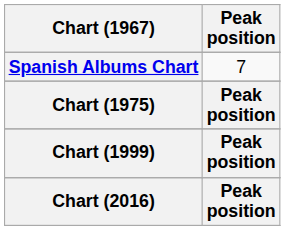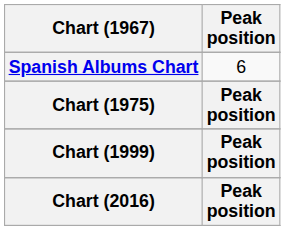(241, 66) 7 -> (241, 66) 6
